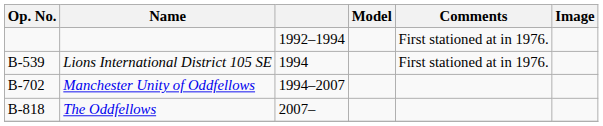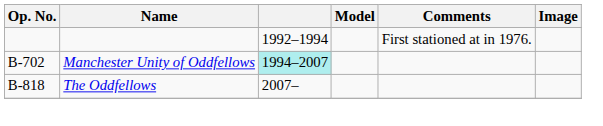- row: (26, 62)
(312, 86) no background -> (295, 62) paleturquoise background
